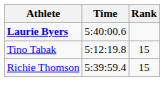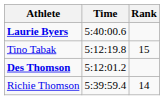+ row: (39, 68)
(144, 68) 15 -> (144, 86) 14
